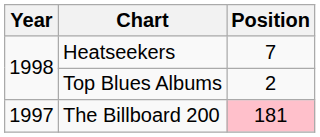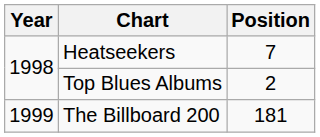(31, 115) 1997 -> (31, 115) 1999
(271, 115) pink background -> (271, 115) no background
